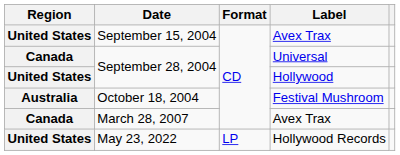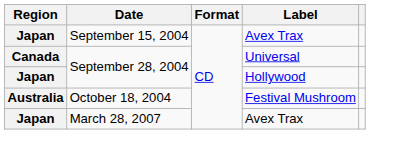(49, 35) United States -> (36, 35) Japan
(49, 77) United States -> (36, 77) Japan
(49, 118) Canada -> (36, 118) Japan
- row: (137, 139)
